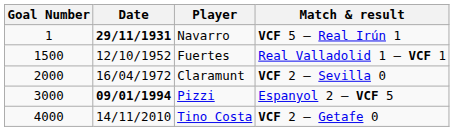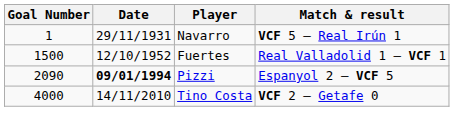(134, 35) bold -> (134, 35) normal
- row: (211, 76)
(49, 96) 3000 -> (49, 76) 2090
